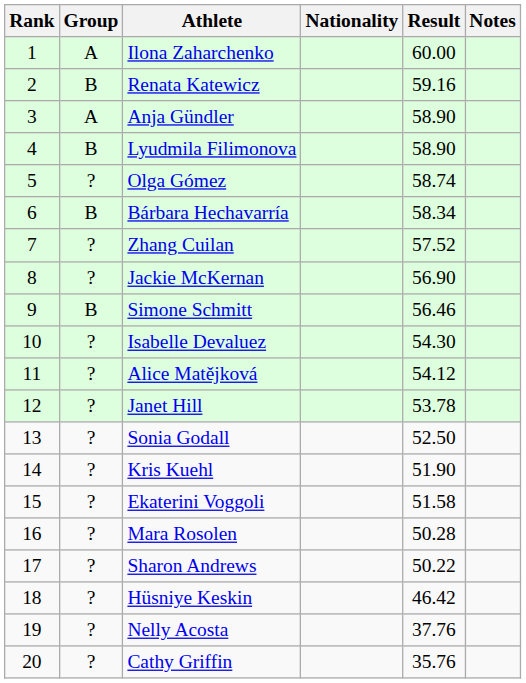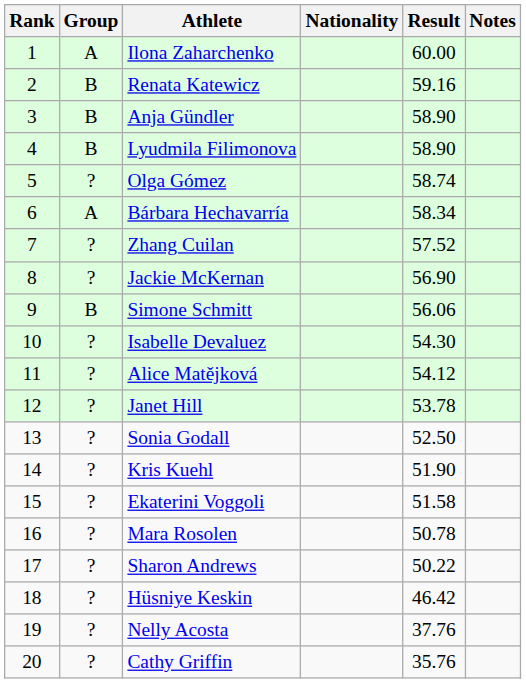(91, 116) A -> (91, 116) B
(91, 213) B -> (91, 213) A
(434, 309) 56.46 -> (434, 309) 56.06
(434, 534) 50.28 -> (434, 534) 50.78
